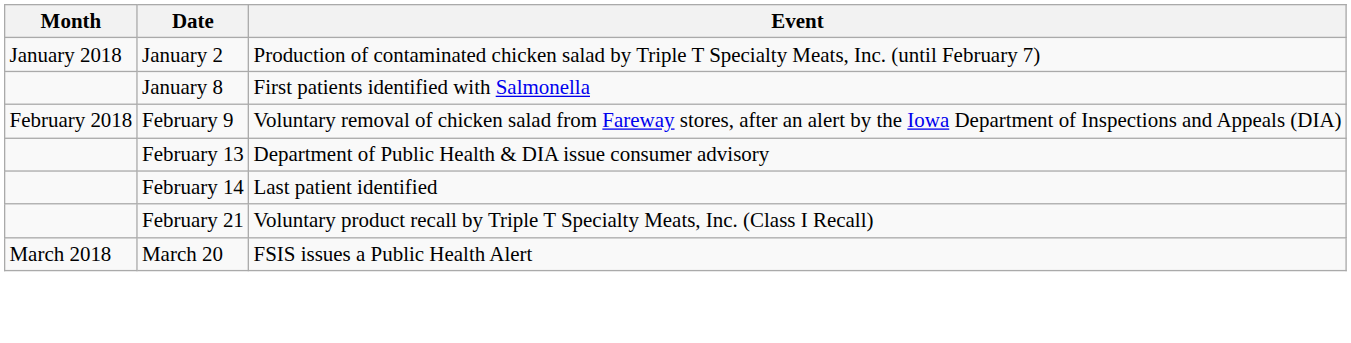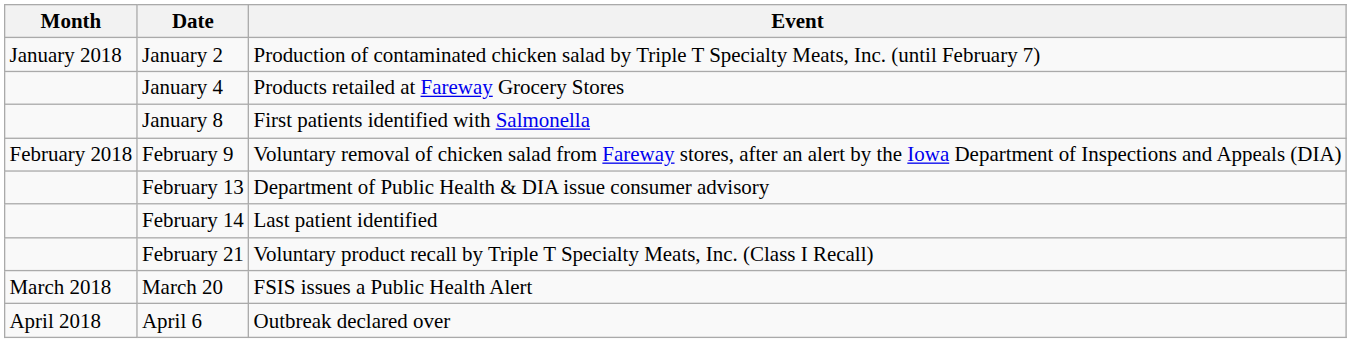+ row: (182, 87)
+ row: (172, 320)
